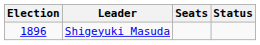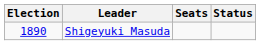(33, 31) 1896 -> (33, 31) 1890
